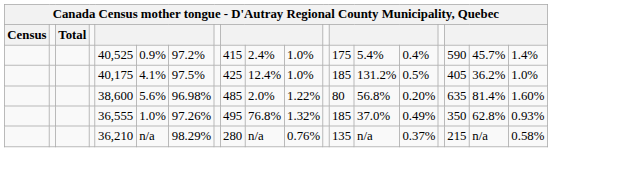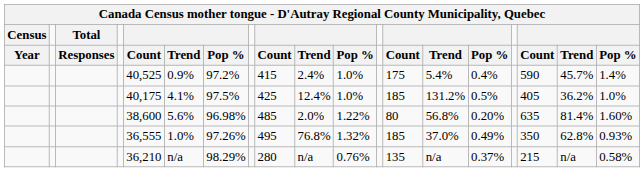+ row: (27, 55)
